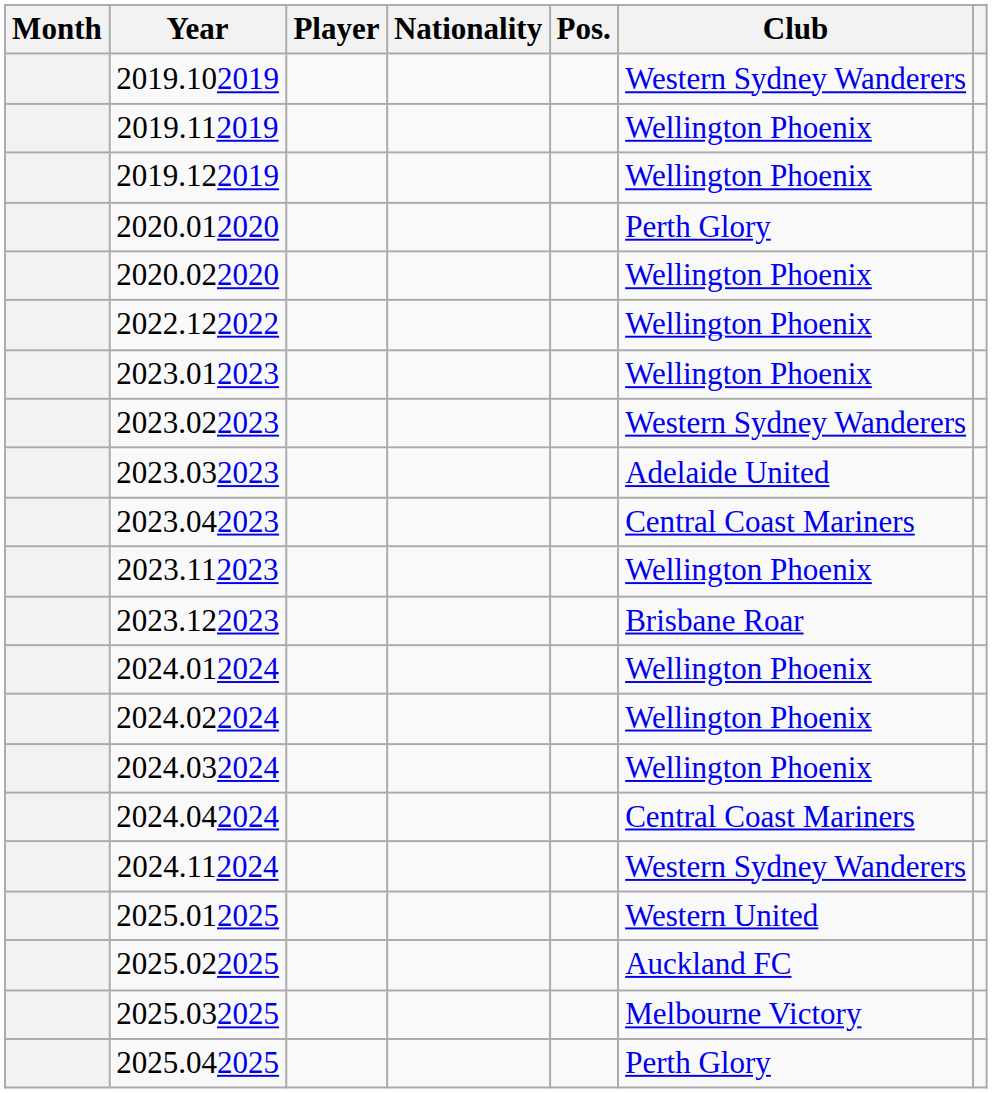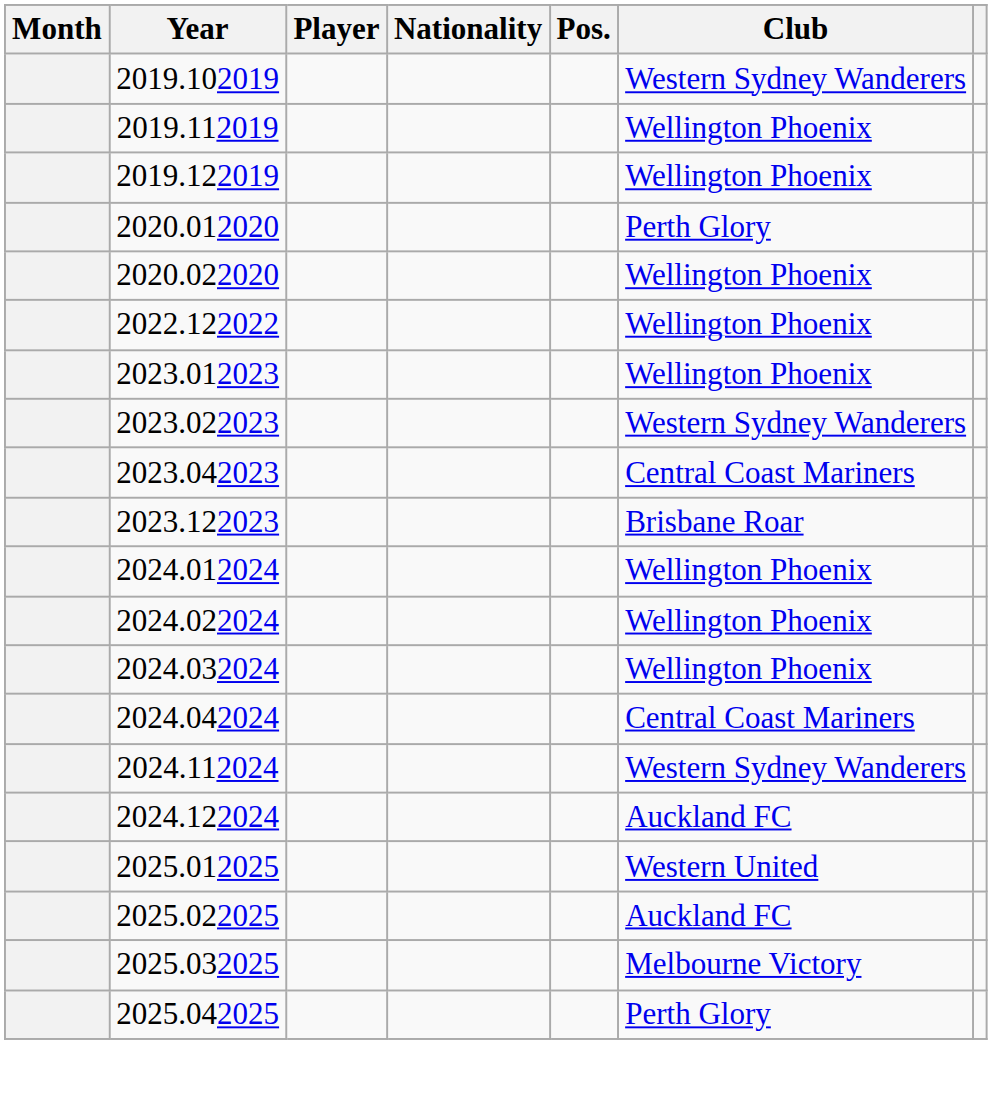- row: (198, 472)
- row: (198, 570)
+ row: (198, 816)
